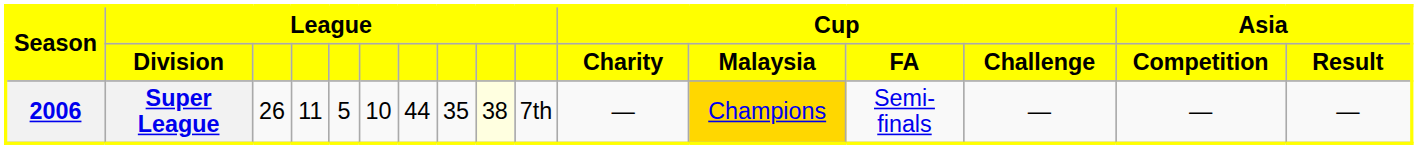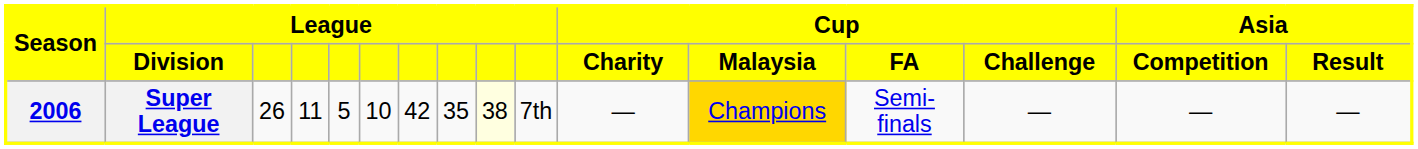(417, 112) 44 -> (417, 112) 42
